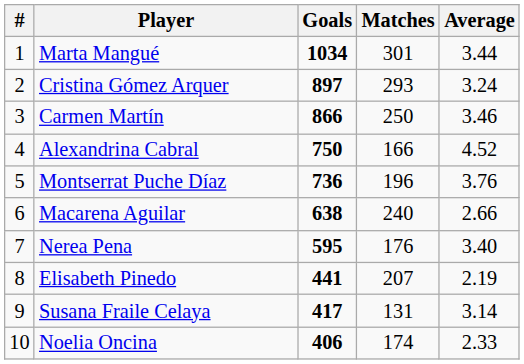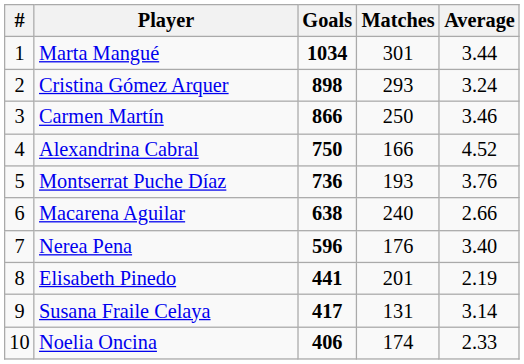(327, 85) 897 -> (327, 85) 898
(398, 181) 196 -> (398, 181) 193
(327, 246) 595 -> (327, 246) 596
(398, 278) 207 -> (398, 278) 201
